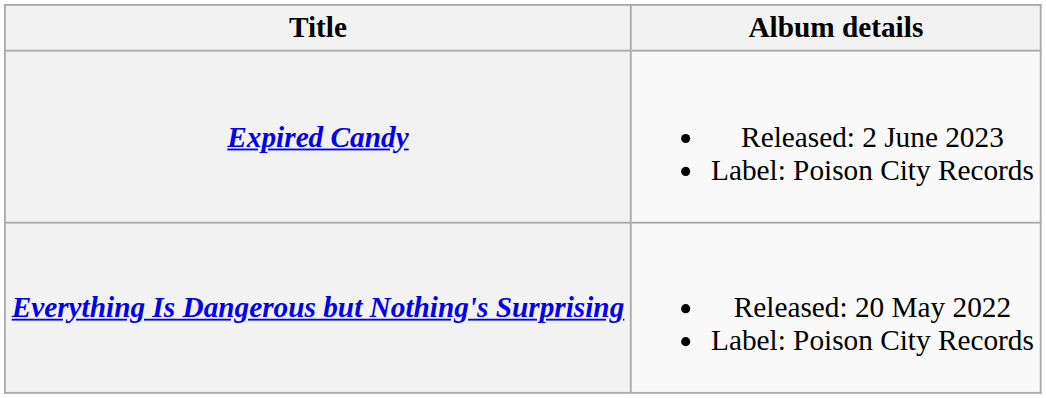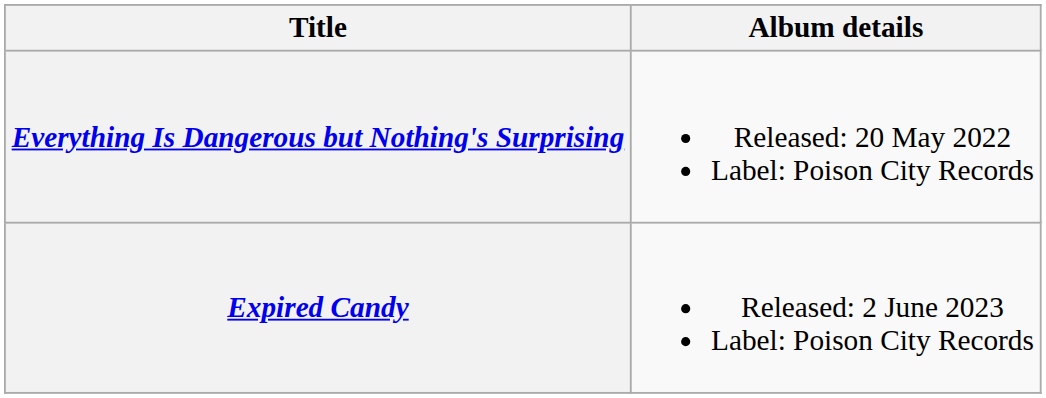rows swapped: (318, 307) <-> (318, 136)
